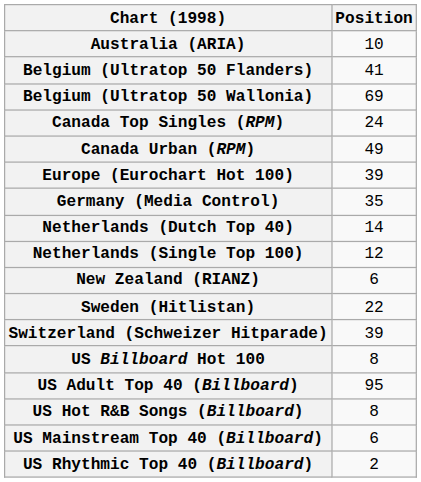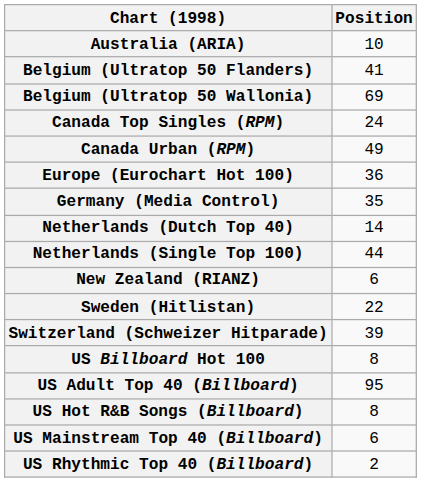(374, 175) 39 -> (374, 175) 36
(374, 254) 12 -> (374, 254) 44
